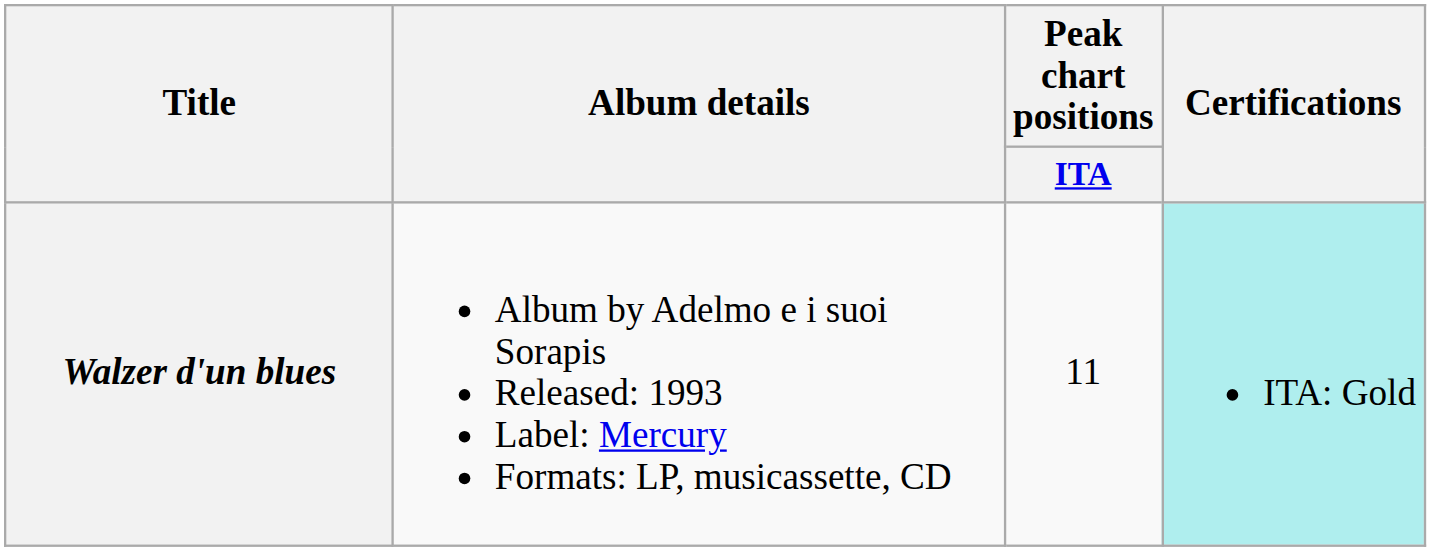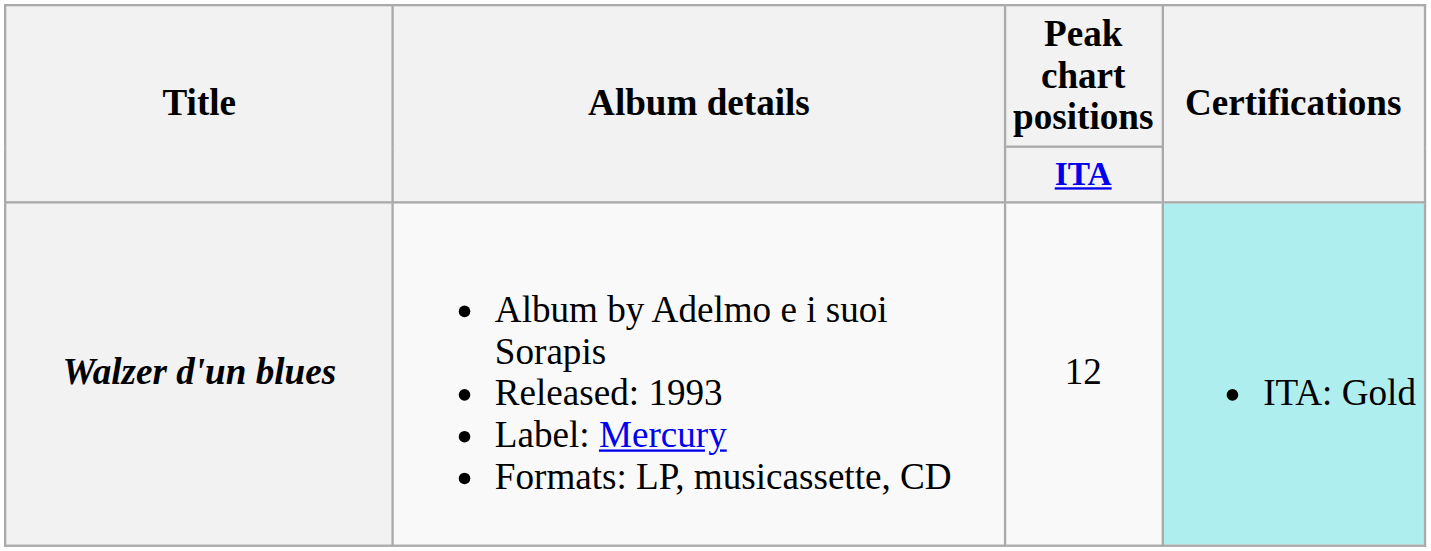(1083, 372) 11 -> (1083, 372) 12
